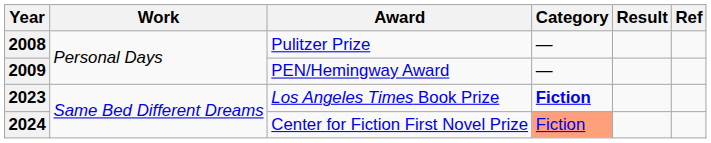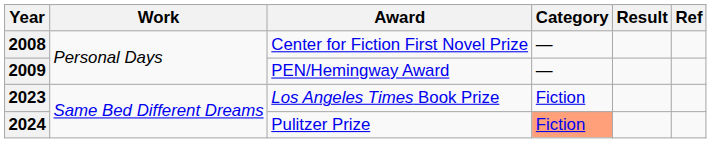(321, 44) Pulitzer Prize -> (400, 44) Center for Fiction First Novel Prize
(563, 97) bold -> (561, 97) normal
(400, 124) Center for Fiction First Novel Prize -> (321, 124) Pulitzer Prize
